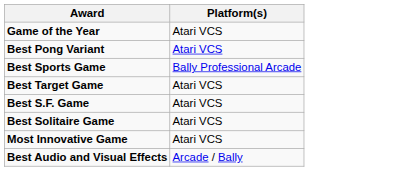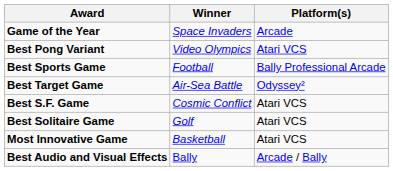+ column: (212, 13)
(197, 31) Atari VCS -> (275, 31) Arcade
(197, 85) Atari VCS -> (281, 85) Odyssey²
